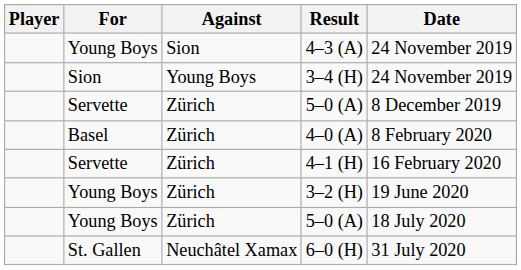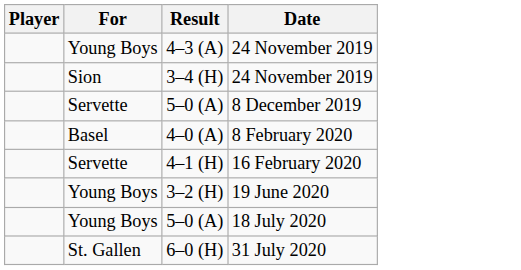- column: (232, 18)
